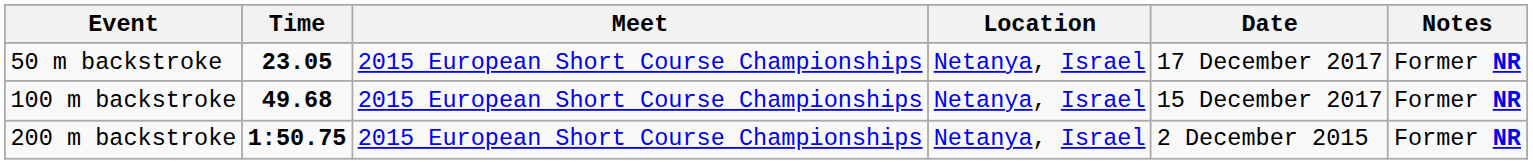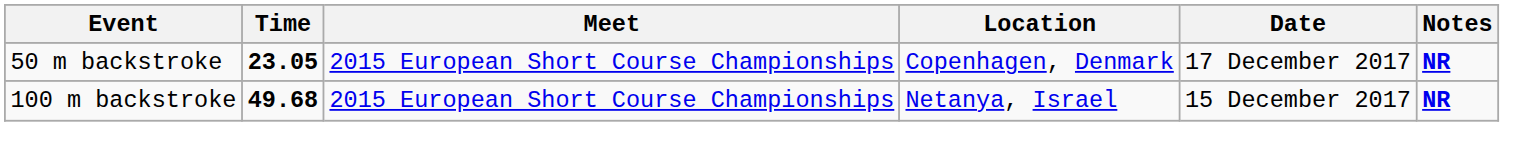(1040, 62) Netanya, Israel -> (1040, 62) Copenhagen, Denmark
(1457, 62) Former NR -> (1436, 62) NR
(1457, 101) Former NR -> (1436, 101) NR
- row: (123, 139)
